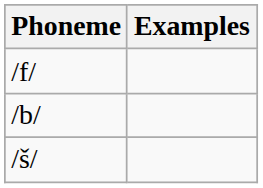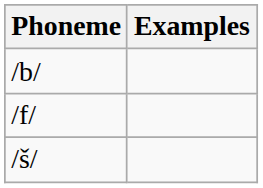rows swapped: (26, 114) <-> (24, 70)
